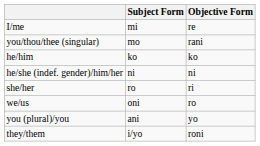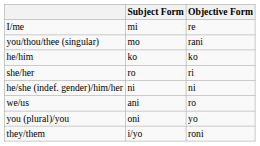rows swapped: (20, 88) <-> (65, 73)
(134, 103) oni -> (133, 103) ani
(133, 118) ani -> (134, 118) oni
